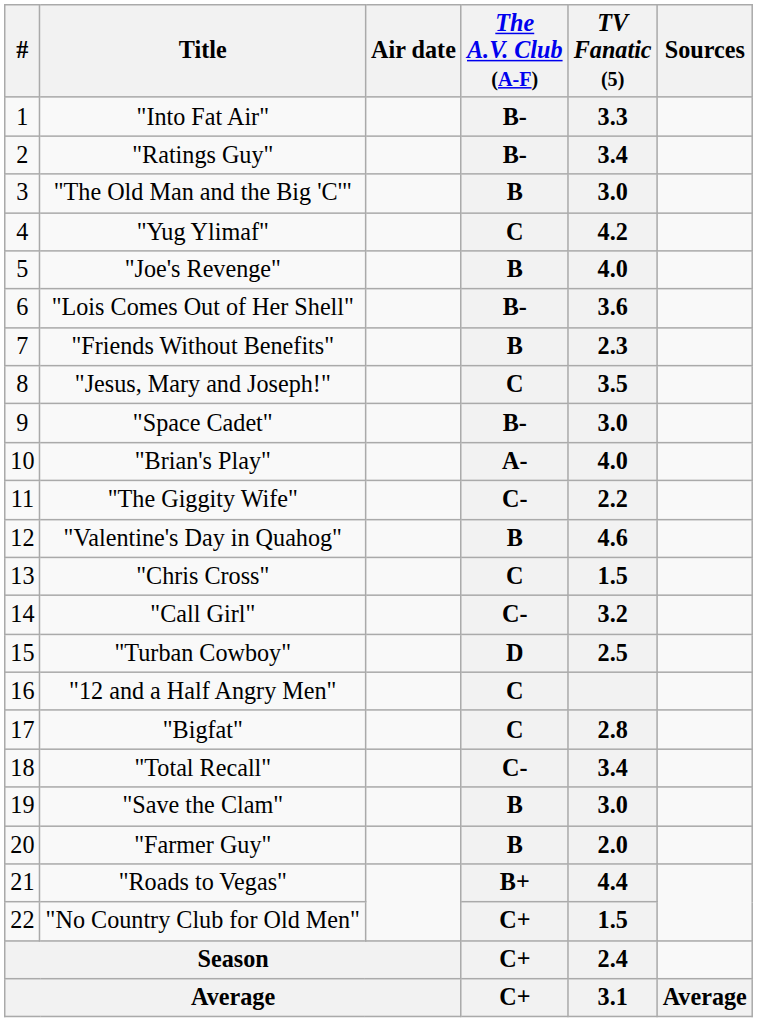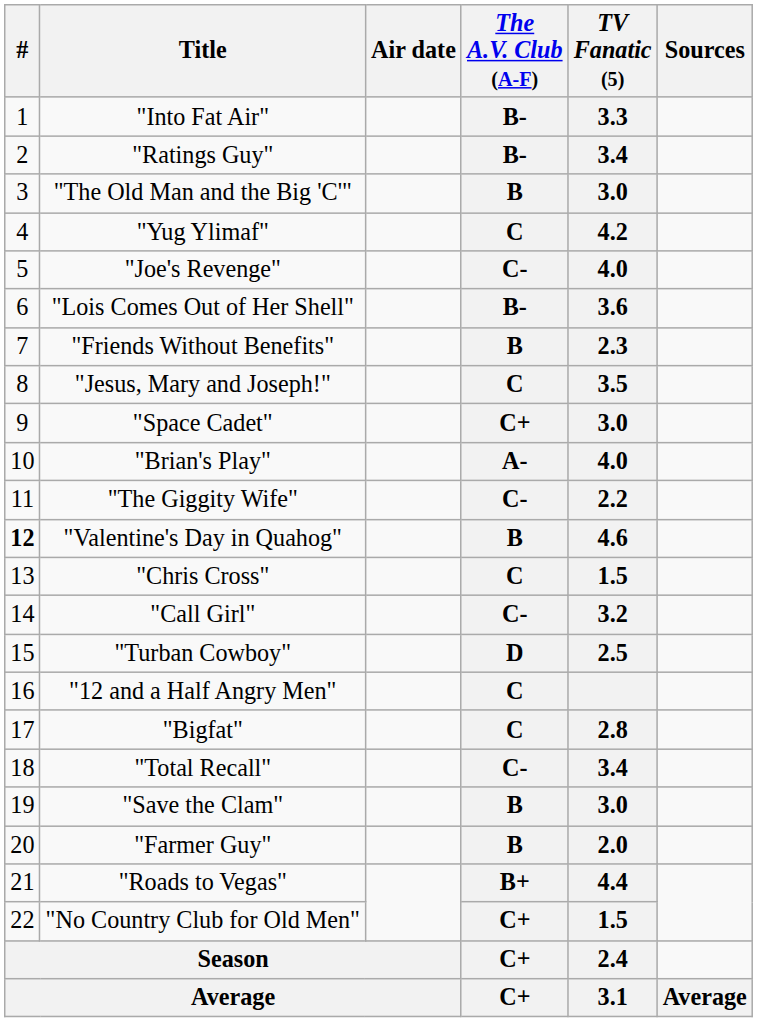(515, 269) B -> (515, 269) C-
(515, 422) B- -> (515, 422) C+
(22, 537) normal -> (22, 537) bold
